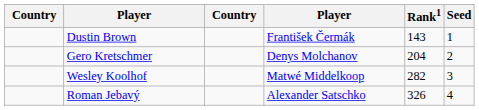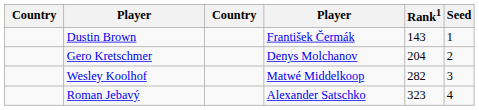(416, 95) 326 -> (416, 95) 323
